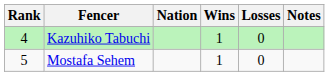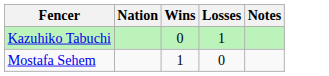- column: (24, 15)
(219, 37) 1 -> (180, 37) 0
(261, 37) 0 -> (222, 37) 1
